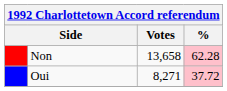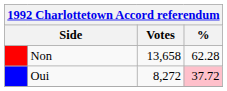(206, 56) pink background -> (206, 56) no background
(167, 76) 8,271 -> (167, 76) 8,272
